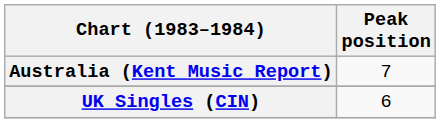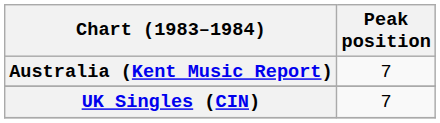(386, 102) 6 -> (386, 102) 7
